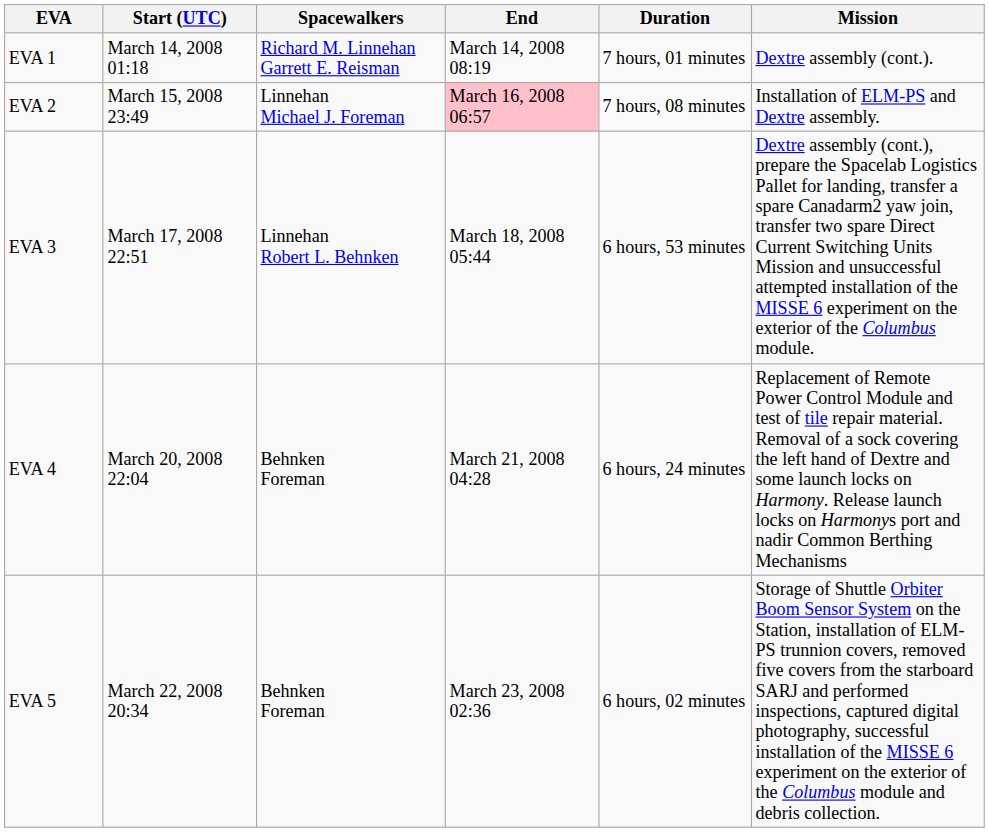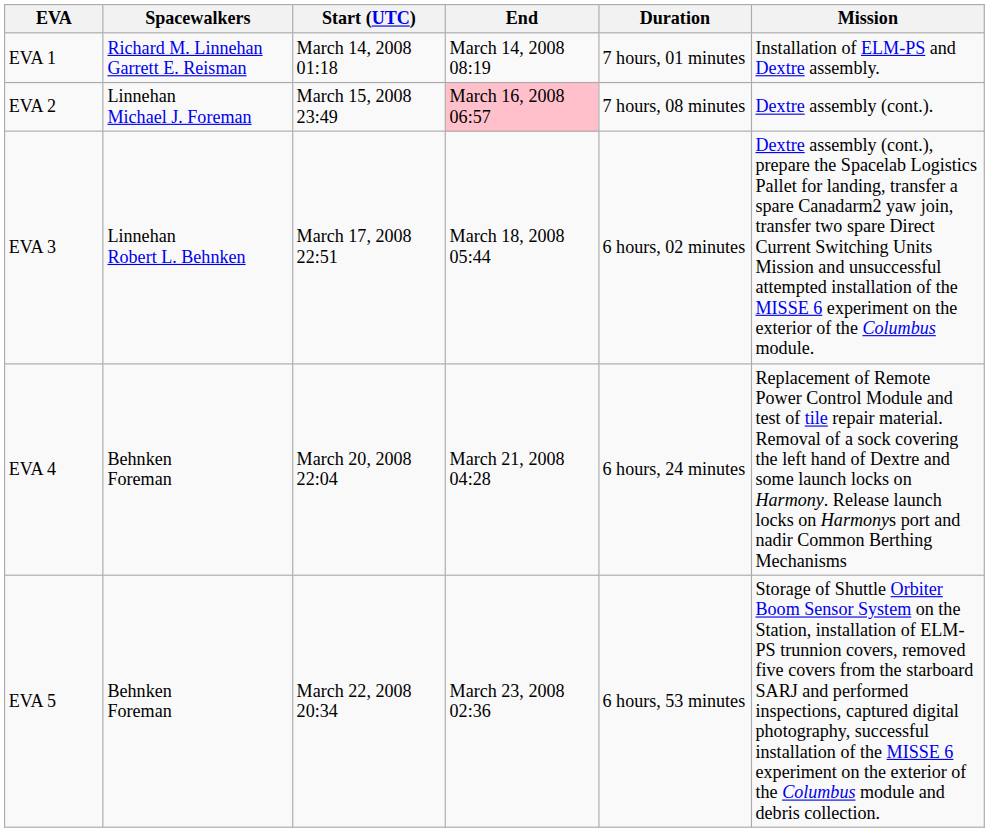columns swapped: (351, 18) <-> (180, 18)
(844, 57) Dextre assembly (cont.). -> (856, 57) Installation of ELM-PS and Dextre assembly.
(856, 106) Installation of ELM-PS and Dextre assembly. -> (844, 106) Dextre assembly (cont.).
(674, 247) 6 hours, 53 minutes -> (674, 247) 6 hours, 02 minutes
(674, 701) 6 hours, 02 minutes -> (674, 701) 6 hours, 53 minutes
